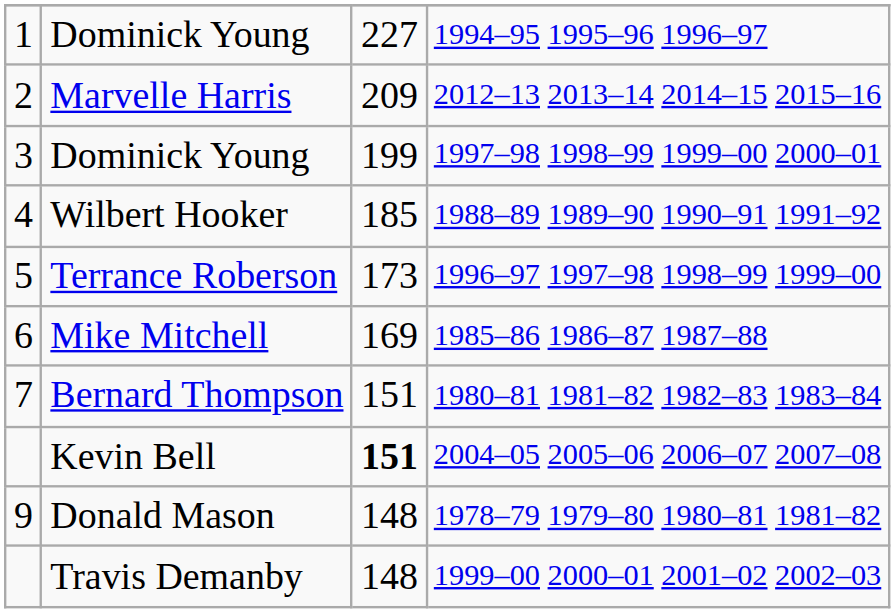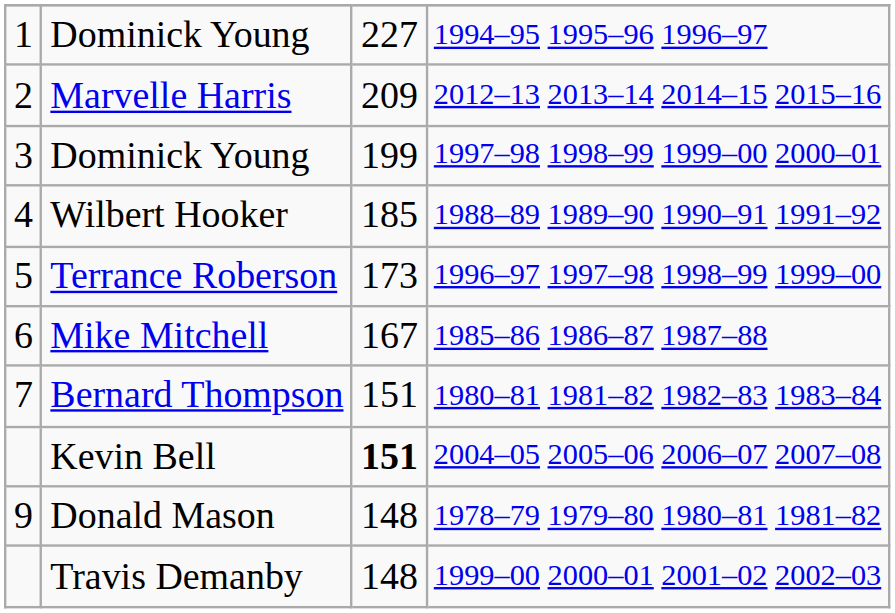(389, 335) 169 -> (389, 335) 167
